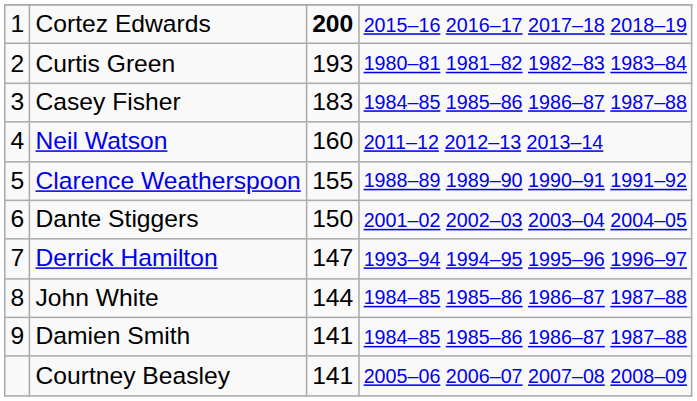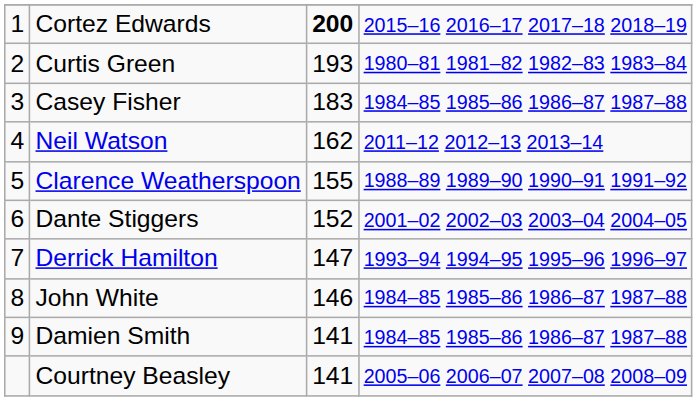(333, 141) 160 -> (333, 141) 162
(333, 219) 150 -> (333, 219) 152
(333, 297) 144 -> (333, 297) 146
